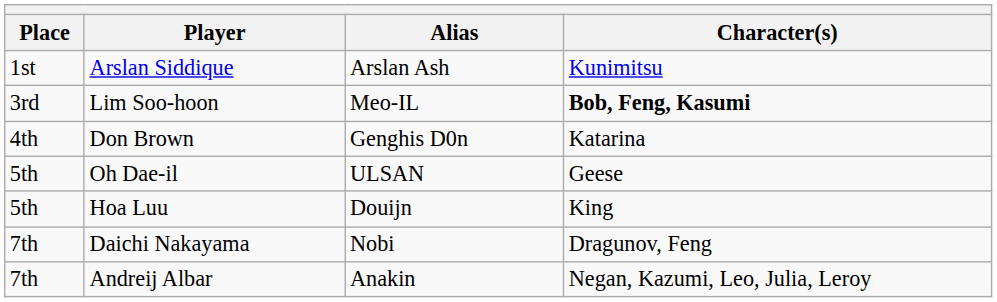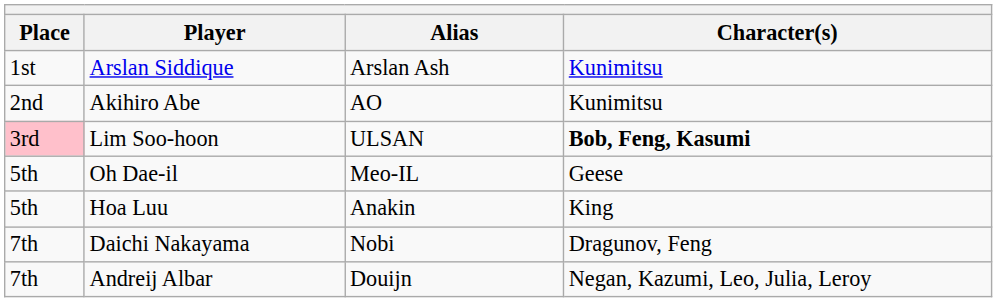+ row: (145, 102)
(25, 102) no background -> (25, 138) pink background
(385, 102) Meo-IL -> (387, 138) ULSAN
- row: (142, 138)
(387, 173) ULSAN -> (385, 173) Meo-IL
(381, 208) Douijn -> (383, 208) Anakin
(383, 279) Anakin -> (381, 279) Douijn
